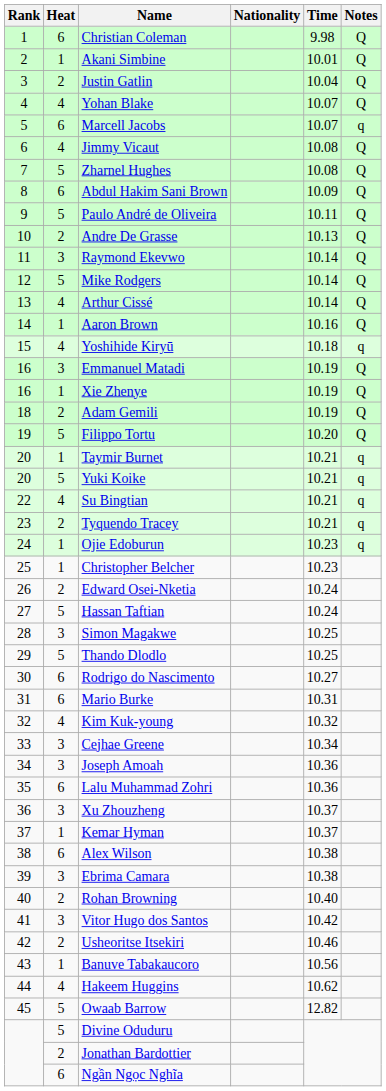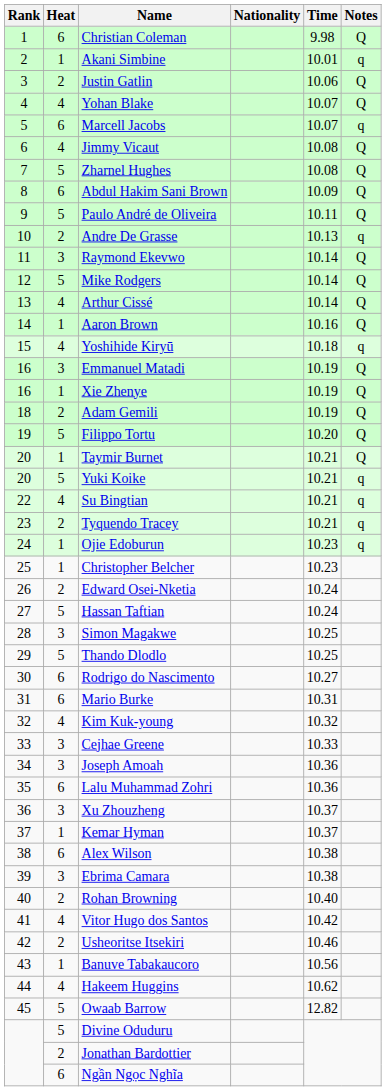(361, 59) Q -> (361, 59) q
(322, 81) 10.04 -> (322, 81) 10.06
(361, 236) Q -> (361, 236) q
(361, 457) q -> (361, 457) Q
(322, 744) 10.34 -> (322, 744) 10.33
(61, 920) 3 -> (61, 920) 4
